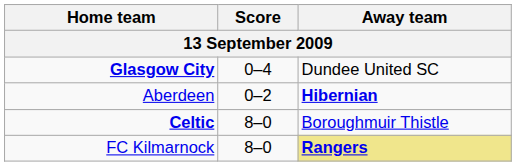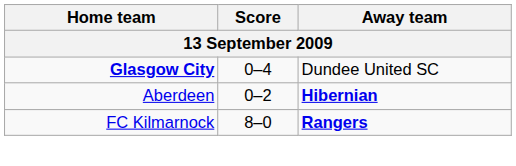- row: (192, 122)
(335, 148) khaki background -> (335, 122) no background
